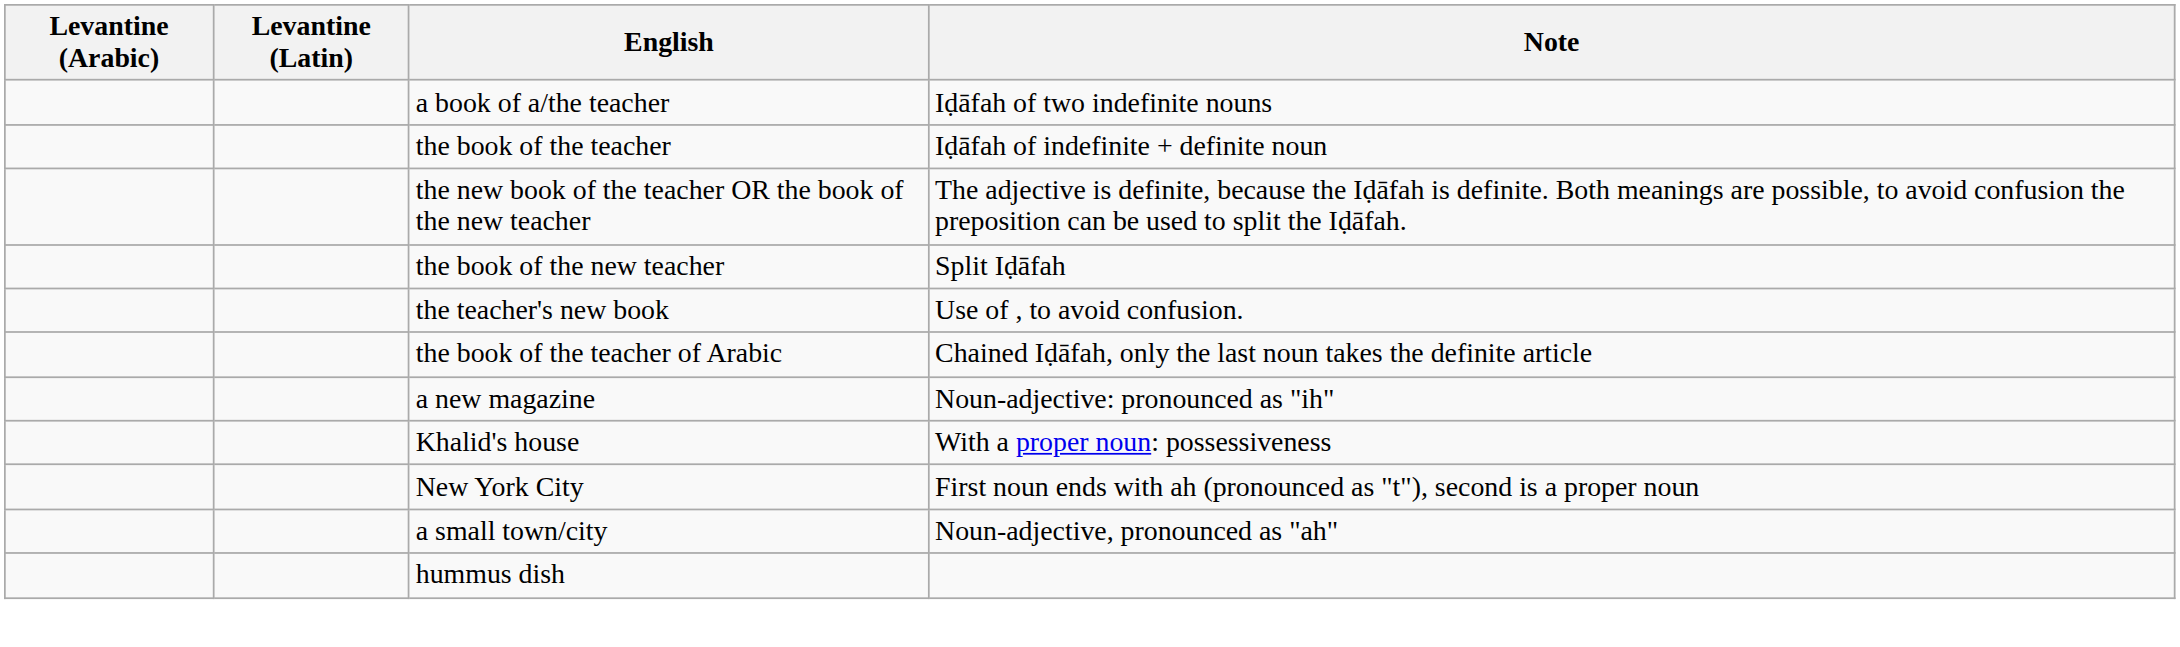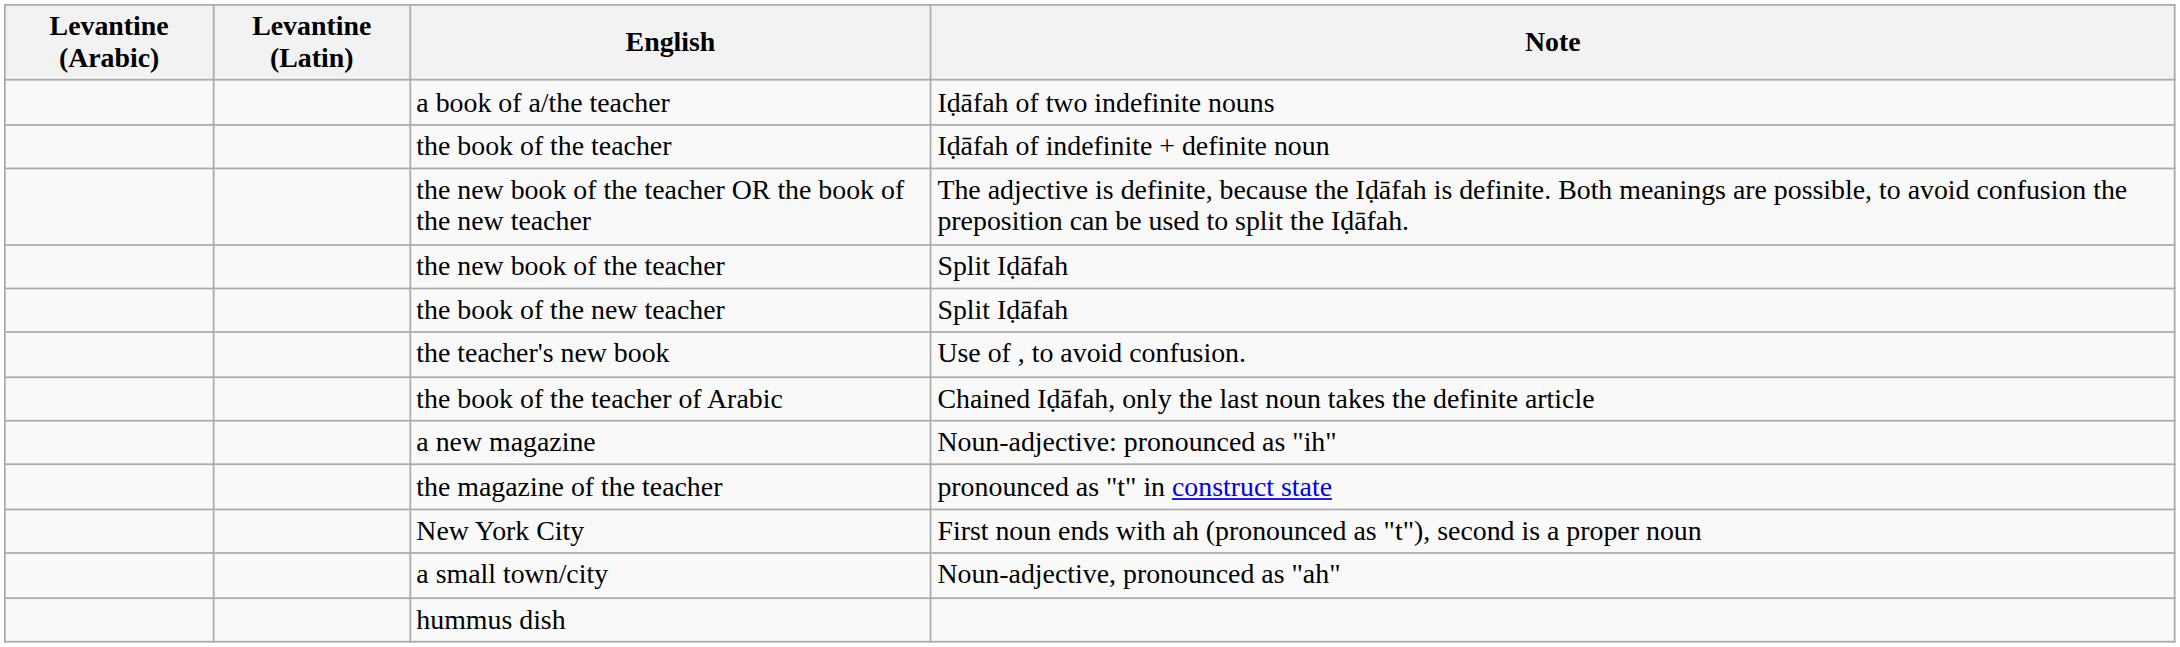+ row: (571, 265)
+ row: (569, 486)
- row: (498, 442)
